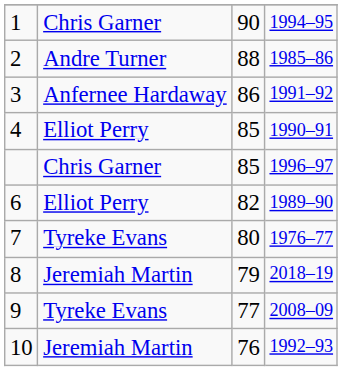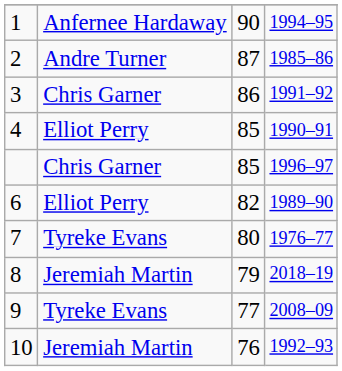(102, 22) Chris Garner -> (135, 22) Anfernee Hardaway
(249, 58) 88 -> (249, 58) 87
(135, 94) Anfernee Hardaway -> (102, 94) Chris Garner
